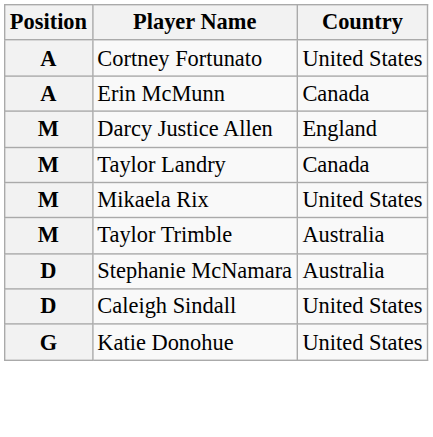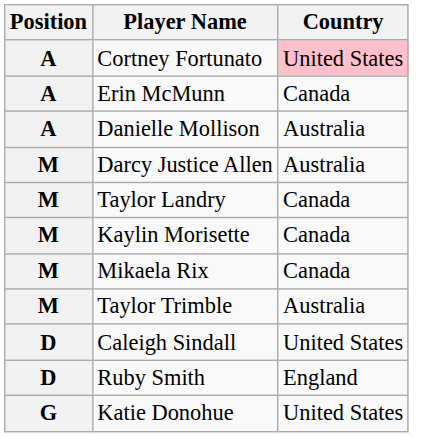(362, 57) no background -> (343, 57) pink background
+ row: (179, 128)
(340, 128) England -> (324, 164) Australia
+ row: (174, 235)
(362, 199) United States -> (317, 270) Canada
- row: (195, 270)
+ row: (151, 377)
